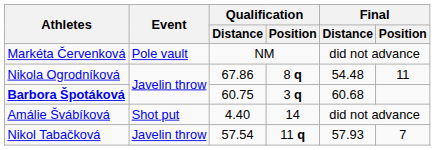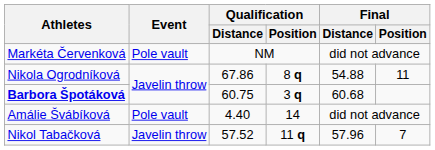(348, 75) 54.48 -> (348, 75) 54.88
(155, 115) Shot put -> (160, 115) Pole vault
(238, 135) 57.54 -> (238, 135) 57.52
(348, 135) 57.93 -> (348, 135) 57.96
